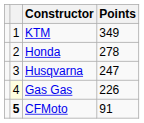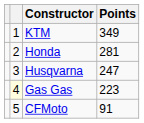(109, 52) 278 -> (109, 52) 281
(109, 90) 226 -> (109, 90) 223
(16, 109) bold -> (16, 109) normal
